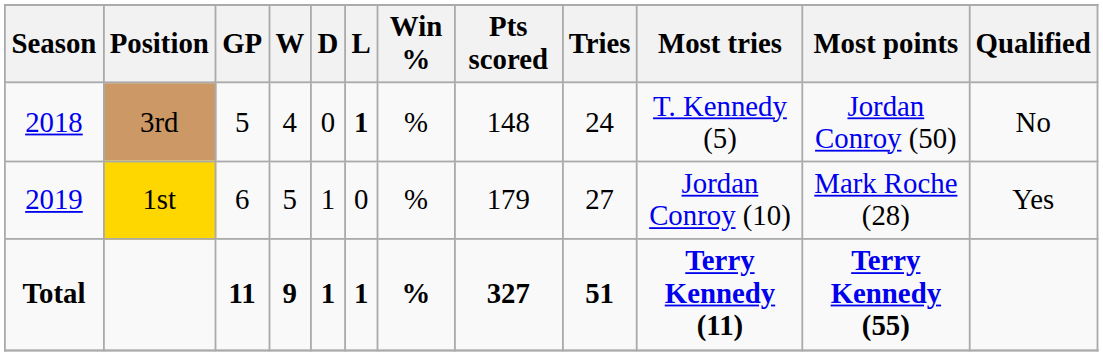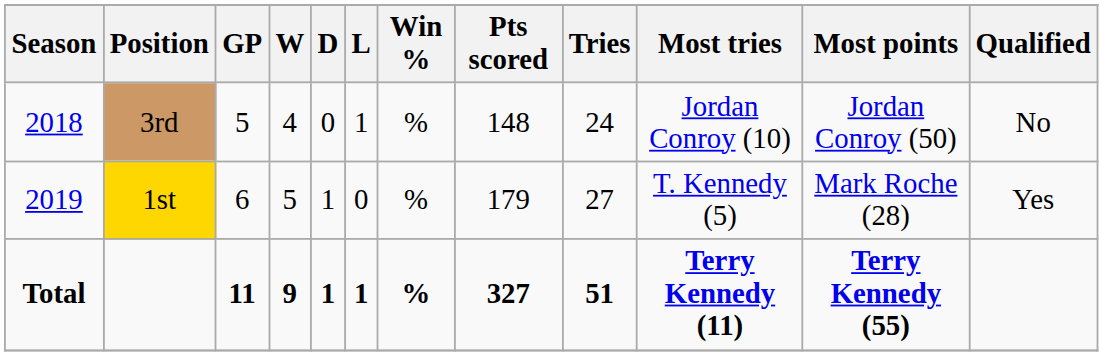(361, 121) bold -> (361, 121) normal
(720, 121) T. Kennedy (5) -> (720, 121) Jordan Conroy (10)
(720, 199) Jordan Conroy (10) -> (720, 199) T. Kennedy (5)
